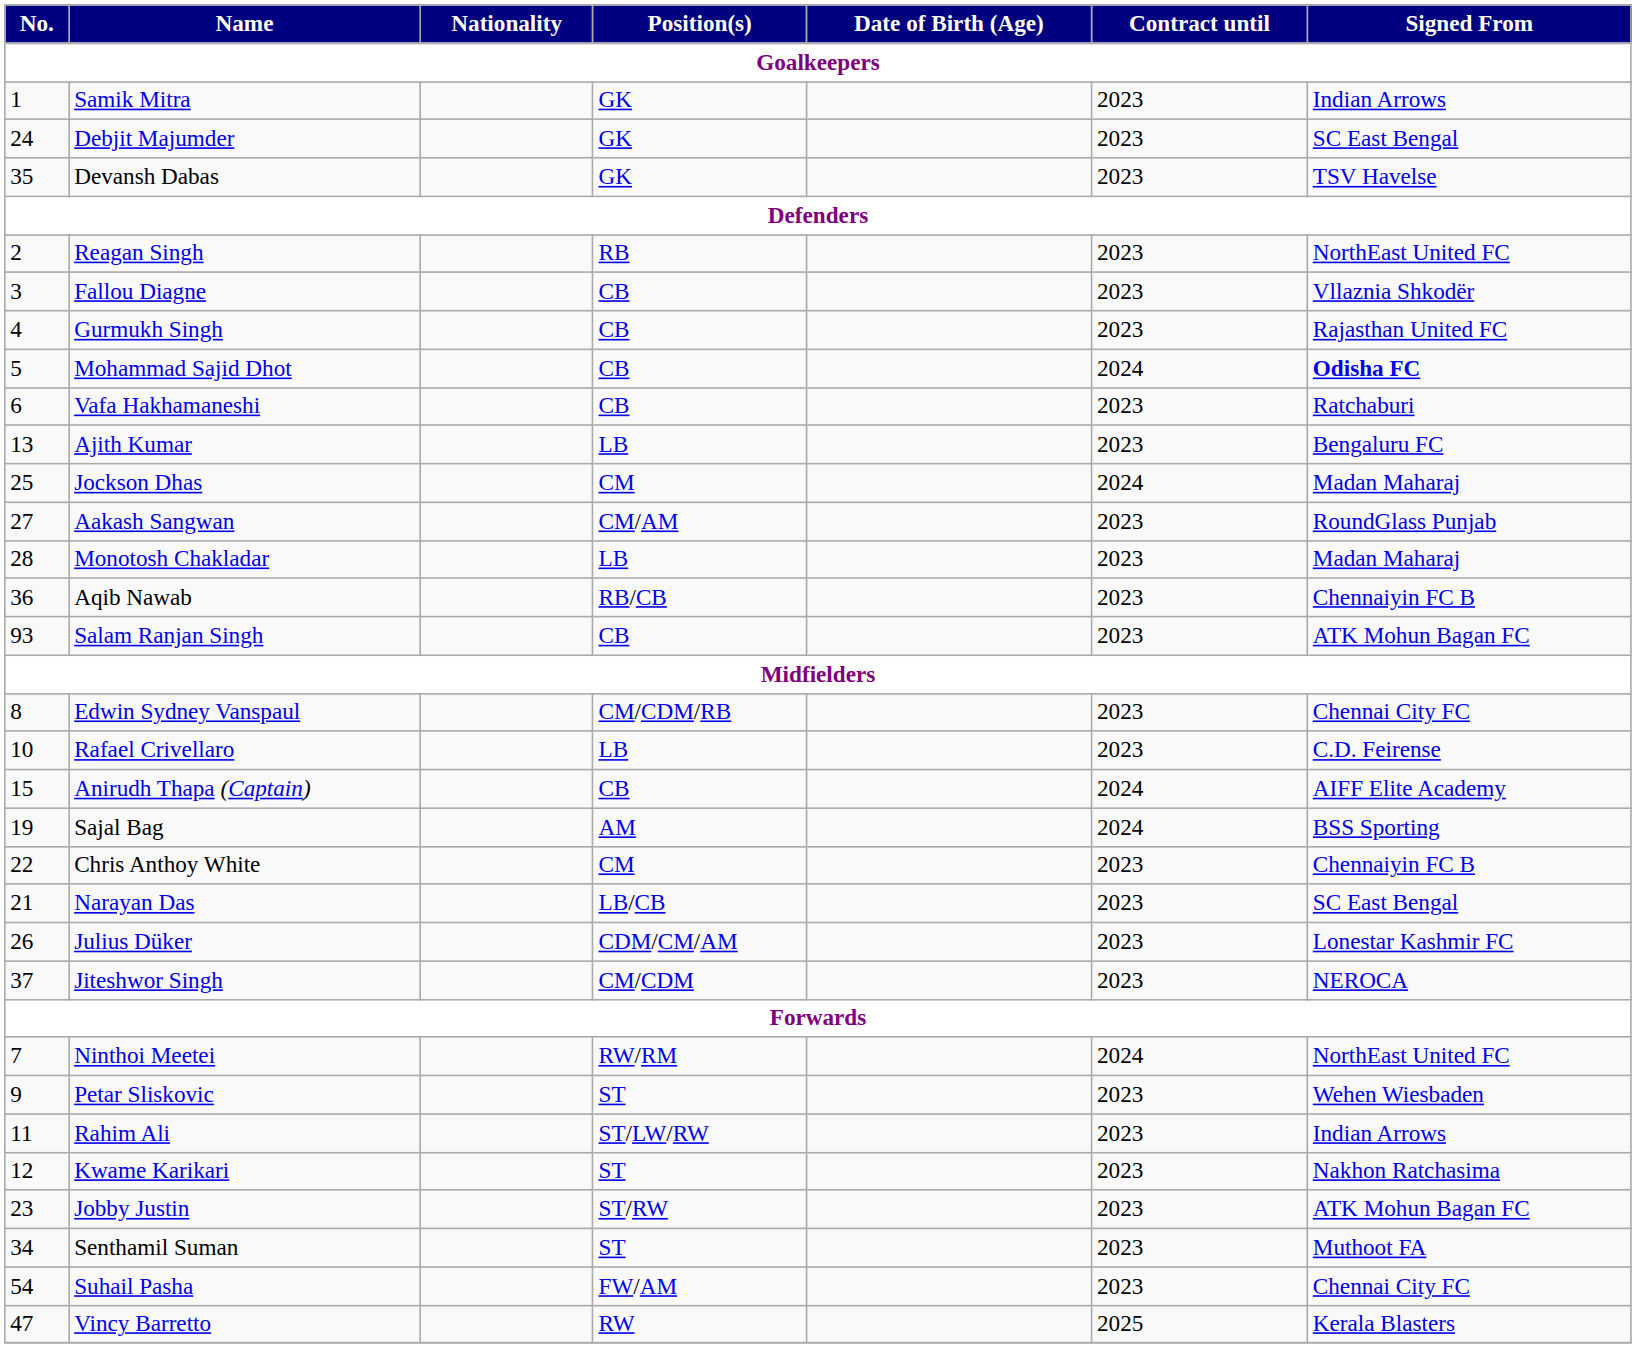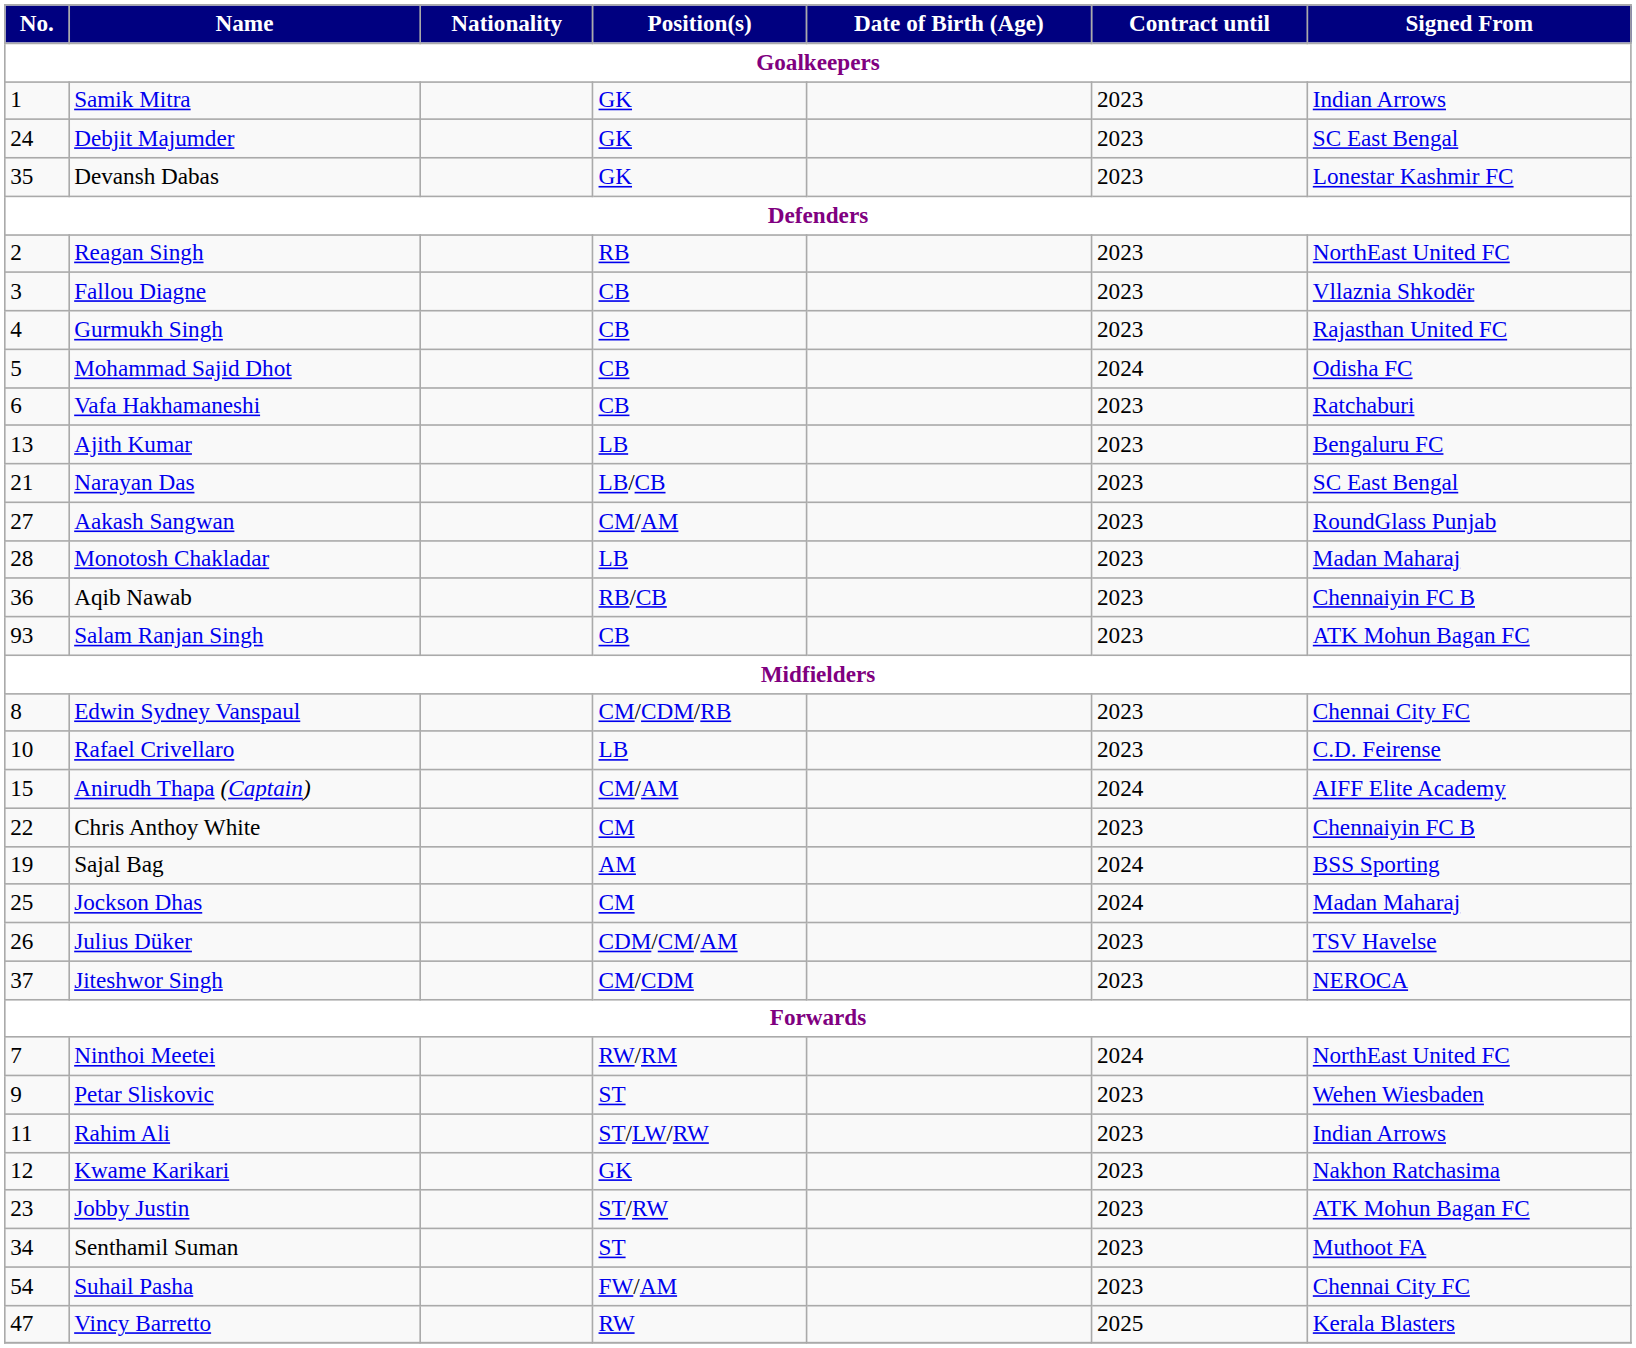(1375, 176) TSV Havelse -> (1413, 176) Lonestar Kashmir FC
(1367, 368) bold -> (1363, 368) normal
rows swapped: (134, 903) <-> (138, 482)
(614, 788) CB -> (638, 788) CM/AM
rows swapped: (119, 826) <-> (167, 865)
(1413, 941) Lonestar Kashmir FC -> (1375, 941) TSV Havelse
(612, 1171) ST -> (615, 1171) GK
